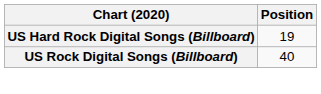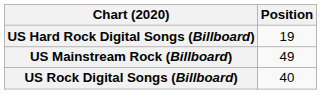+ row: (131, 57)
